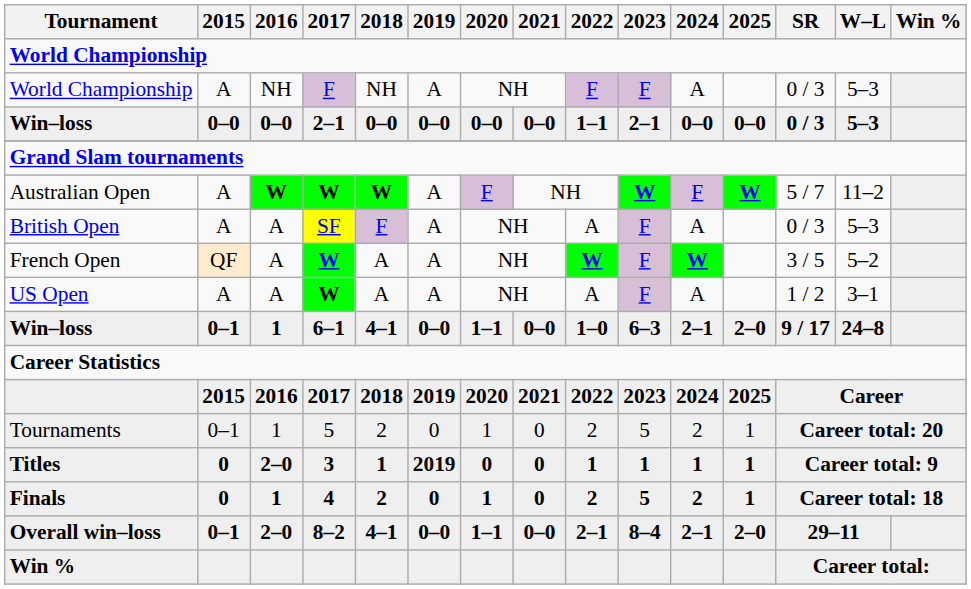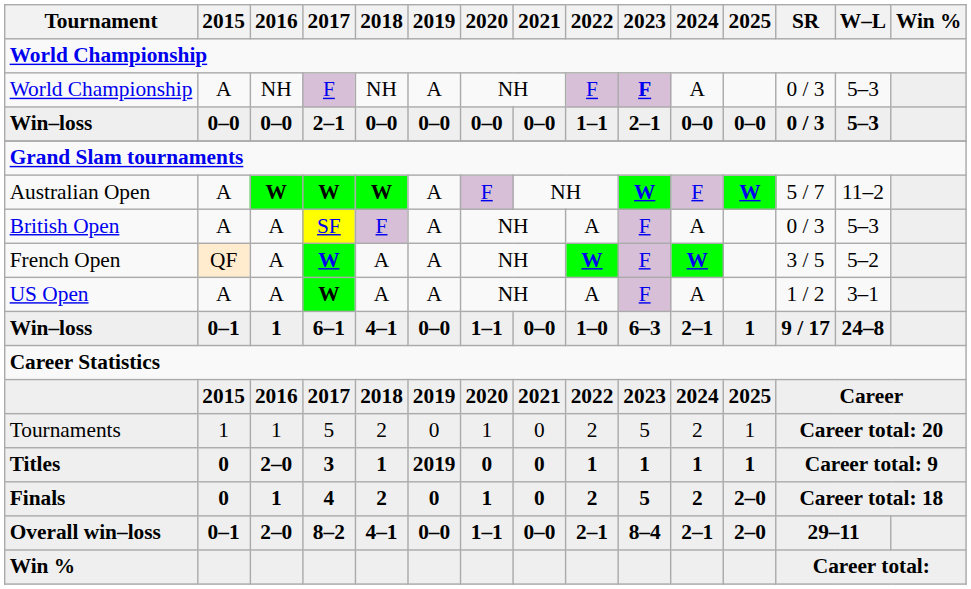(645, 89) normal -> (645, 89) bold
(750, 328) 2–0 -> (750, 328) 1
(224, 430) 0–1 -> (224, 430) 1
(750, 498) 1 -> (750, 498) 2–0
